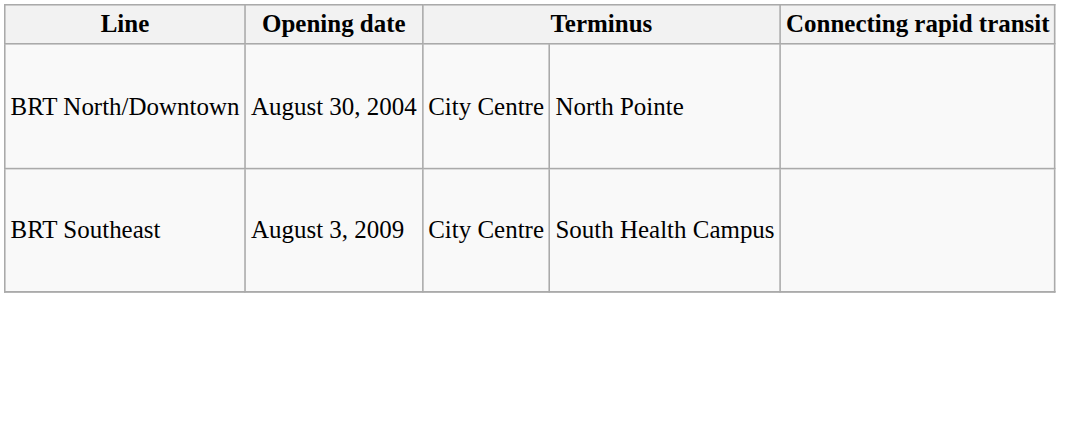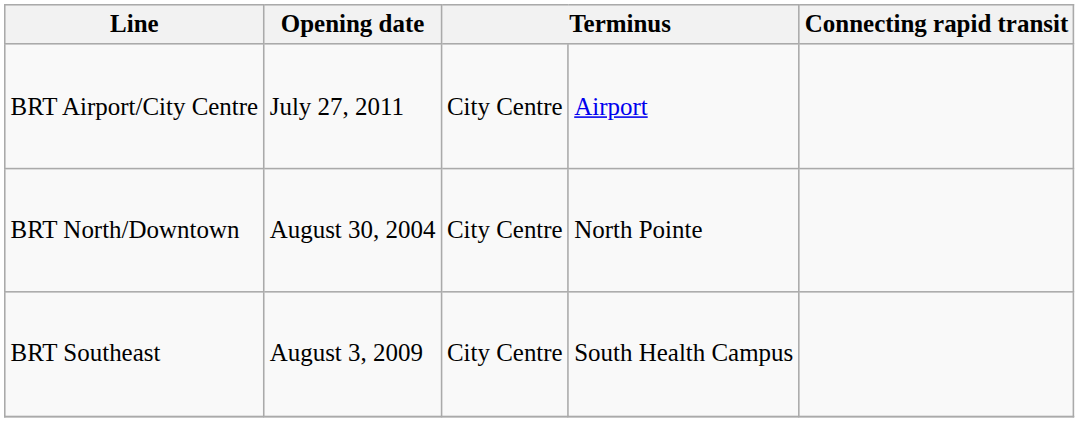+ row: (134, 105)
